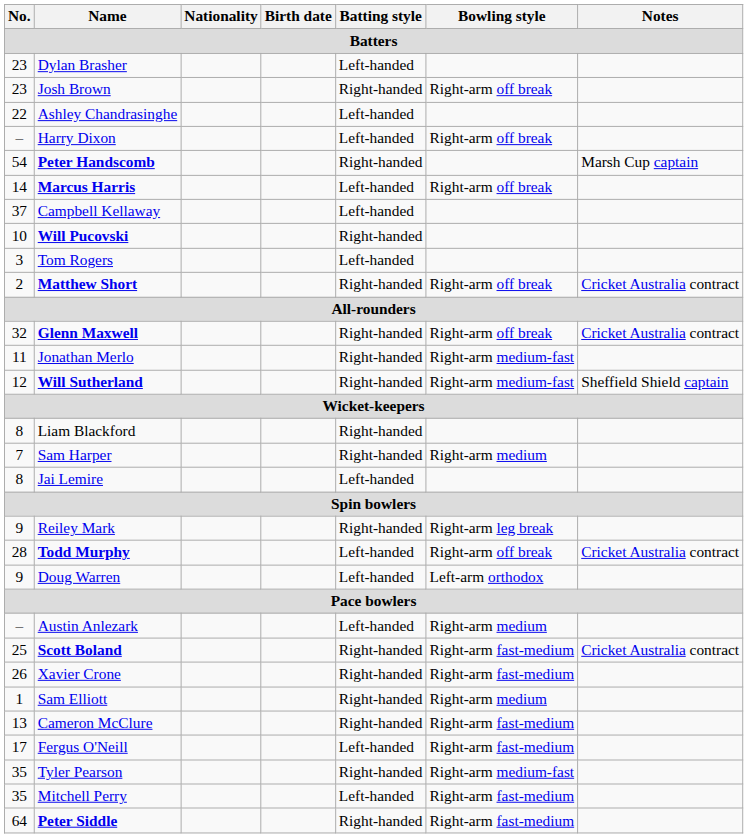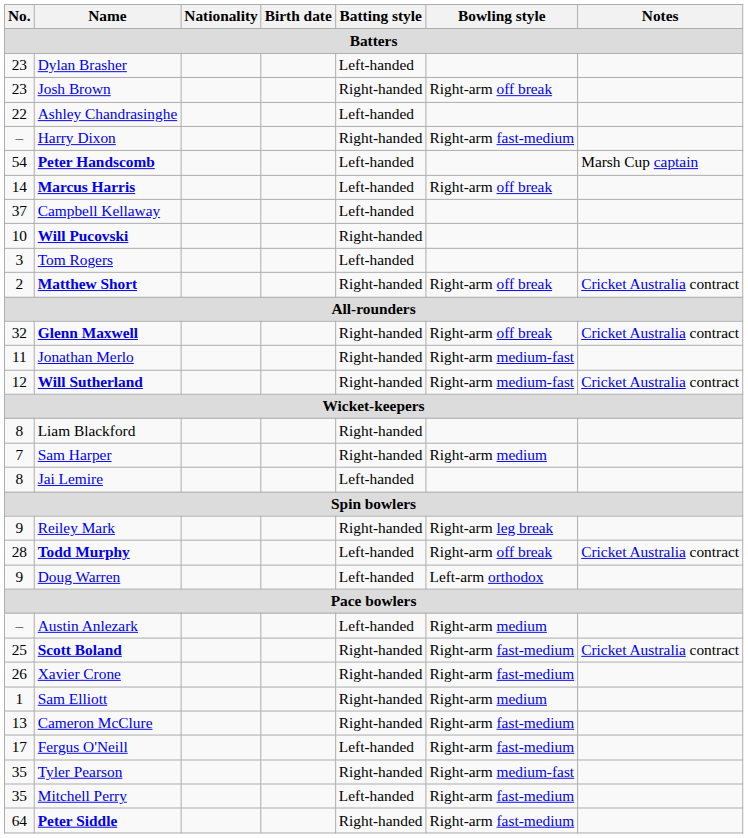(376, 138) Left-handed -> (381, 138) Right-handed
(491, 138) Right-arm off break -> (502, 138) Right-arm fast-medium
(381, 162) Right-handed -> (376, 162) Left-handed
(655, 382) Sheffield Shield captain -> (660, 382) Cricket Australia contract
